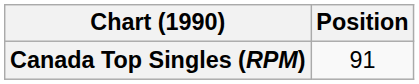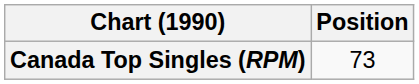(362, 60) 91 -> (362, 60) 73
